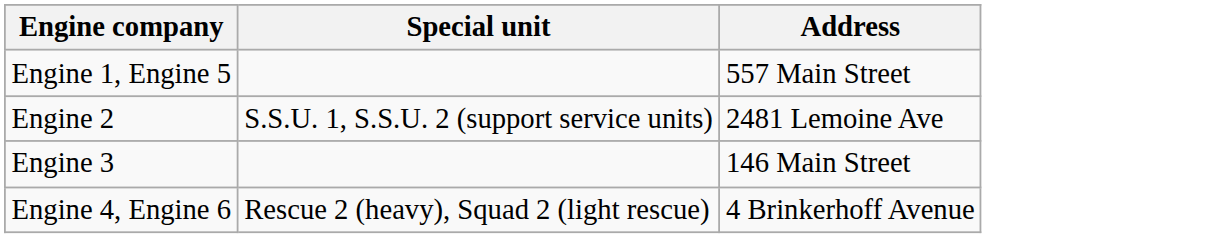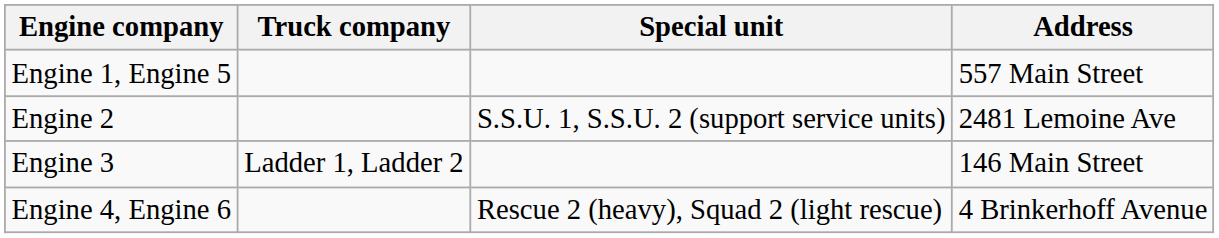+ column: (354, 27)
